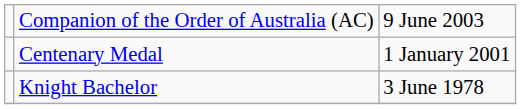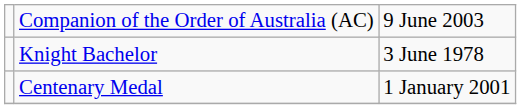rows swapped: (88, 86) <-> (91, 53)
